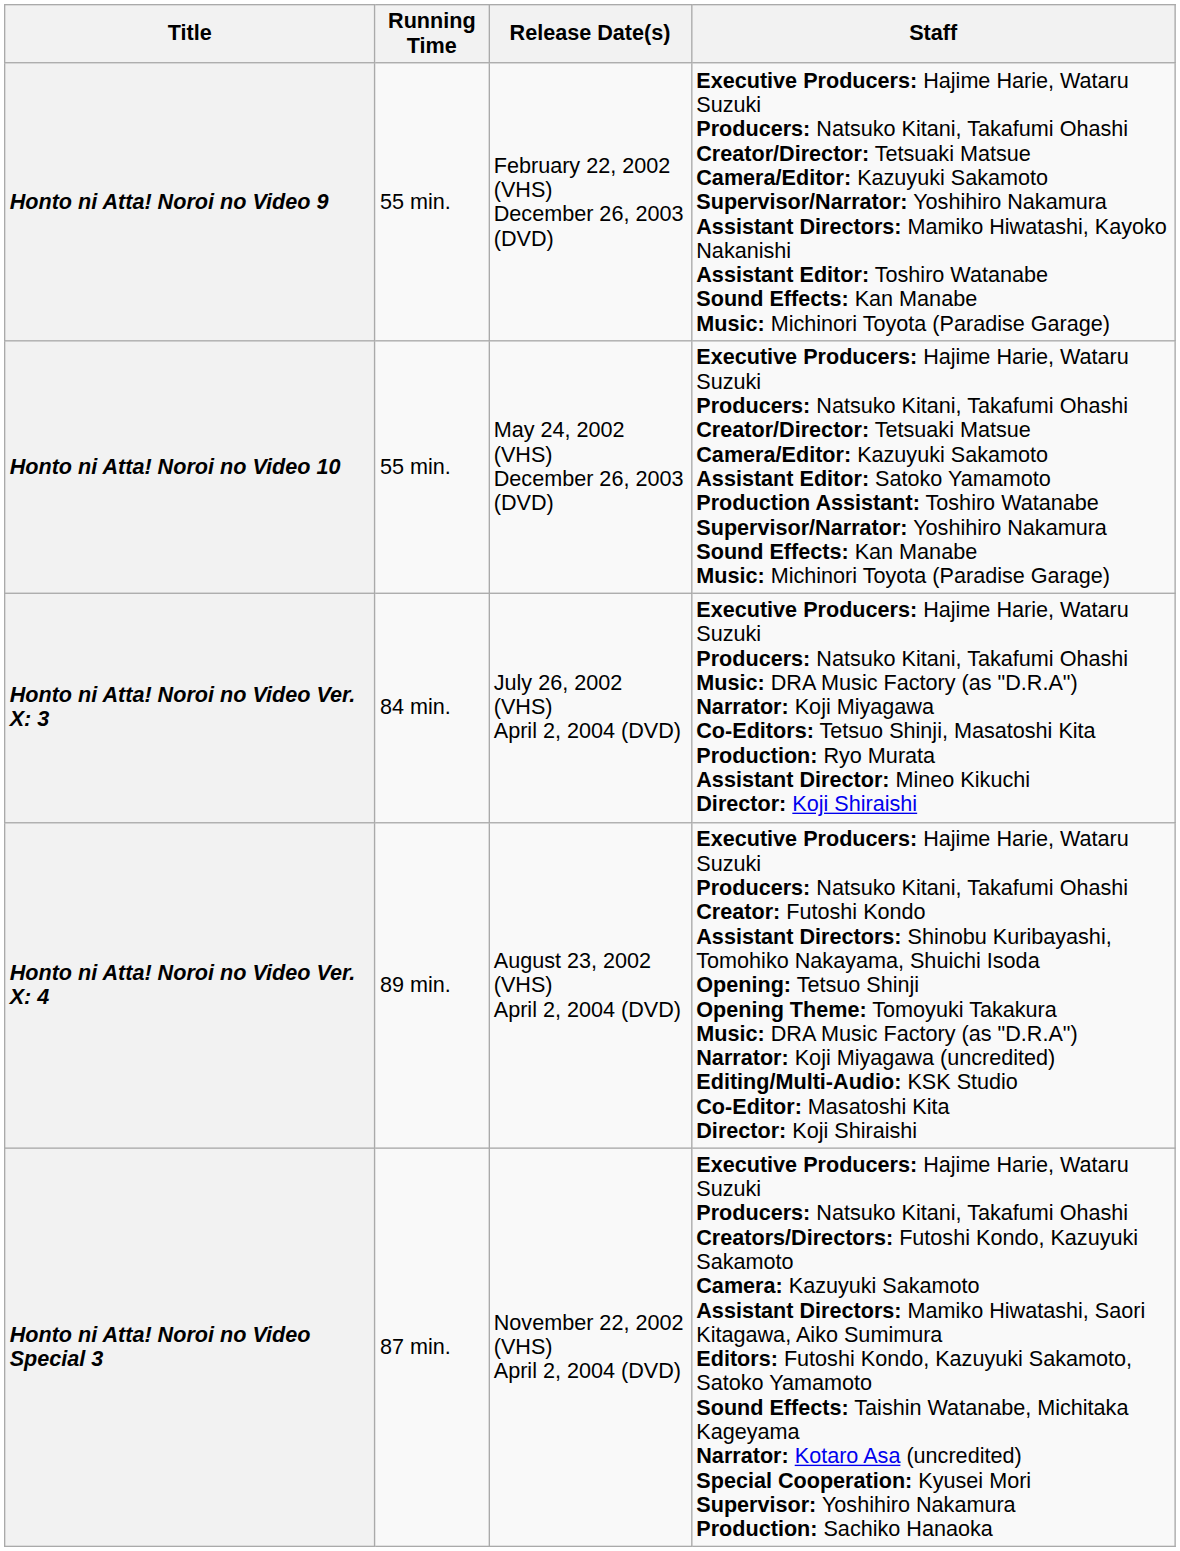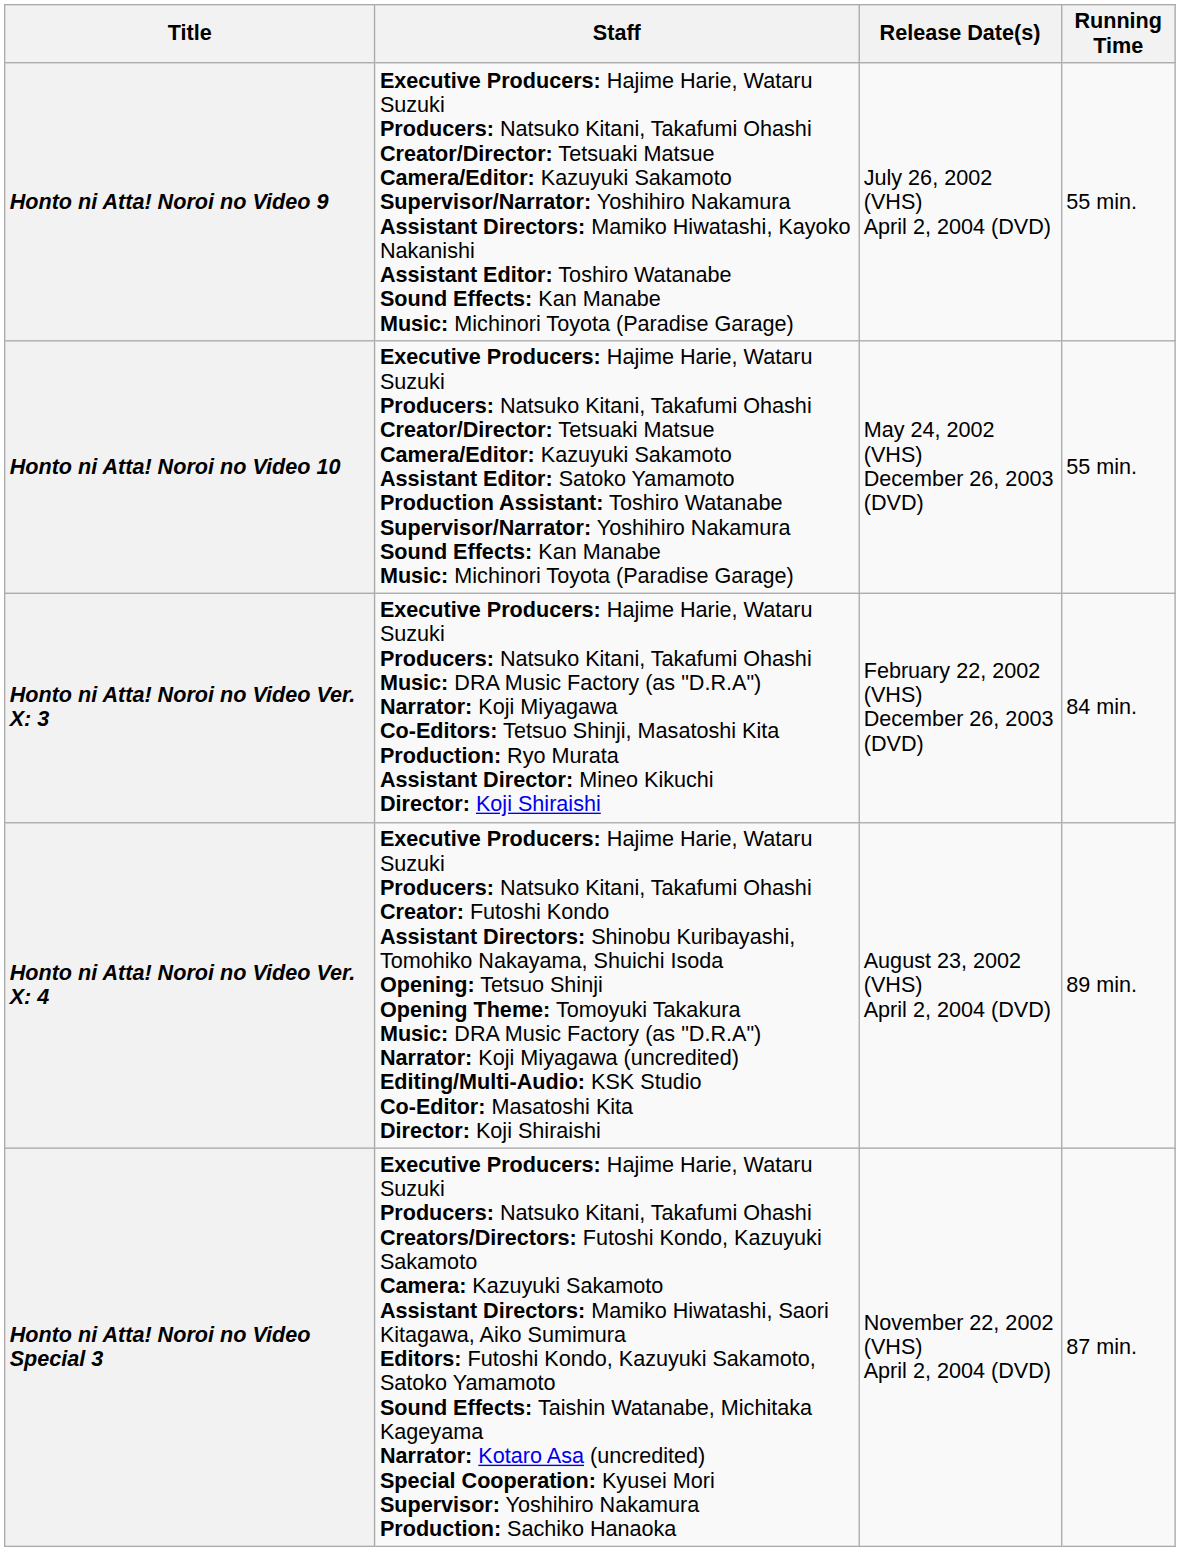columns swapped: (933, 33) <-> (432, 33)
(589, 201) February 22, 2002 (VHS) December 26, 2003 (DVD) -> (957, 201) July 26, 2002 (VHS) April 2, 2004 (DVD)
(587, 707) July 26, 2002 (VHS) April 2, 2004 (DVD) -> (959, 707) February 22, 2002 (VHS) December 26, 2003 (DVD)
